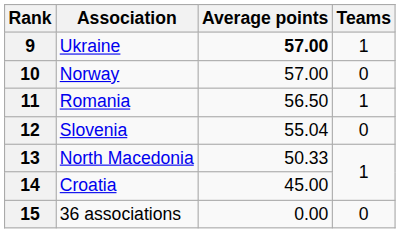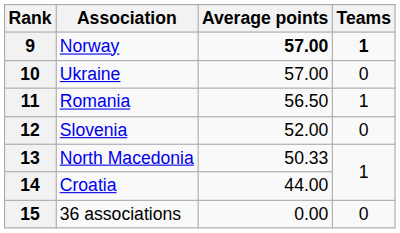(90, 46) Ukraine -> (90, 46) Norway
(364, 46) normal -> (364, 46) bold
(90, 74) Norway -> (90, 74) Ukraine
(306, 130) 55.04 -> (306, 130) 52.00
(306, 185) 45.00 -> (306, 185) 44.00
